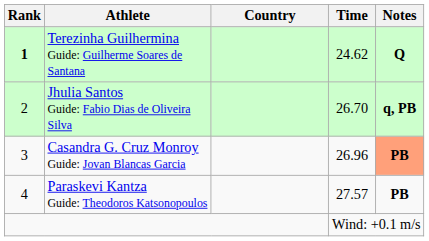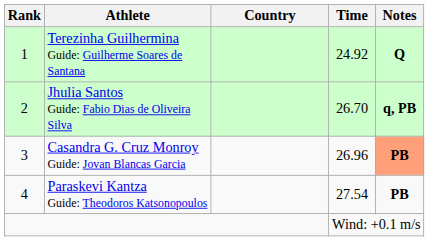(24, 54) bold -> (24, 54) normal
(352, 54) 24.62 -> (352, 54) 24.92
(352, 194) 27.57 -> (352, 194) 27.54
